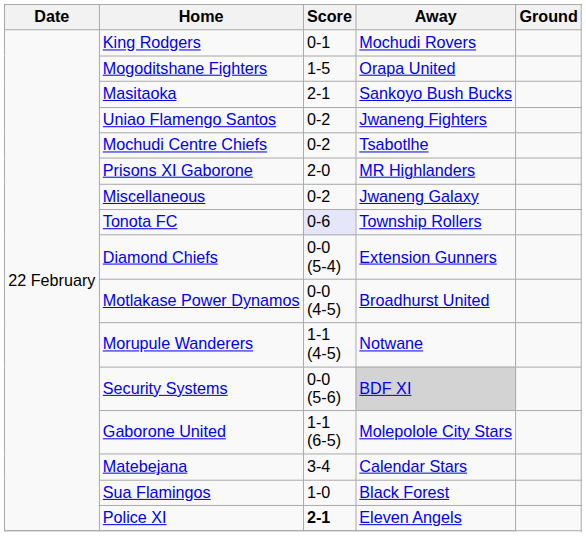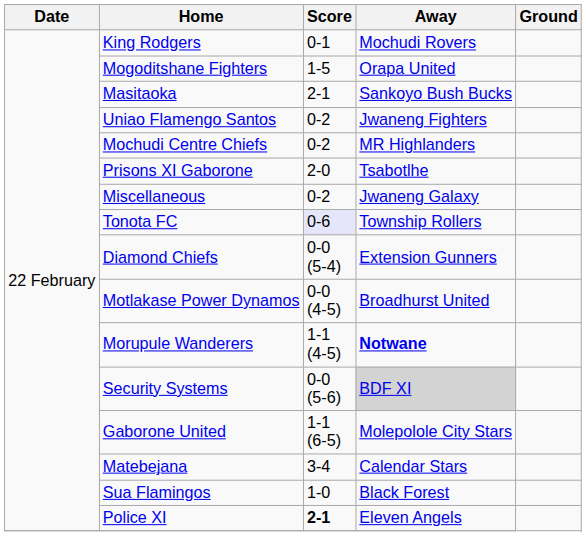(394, 145) Tsabotlhe -> (417, 145) MR Highlanders
(417, 171) MR Highlanders -> (394, 171) Tsabotlhe
(391, 344) normal -> (393, 344) bold
